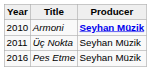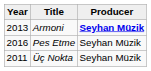(17, 27) 2010 -> (17, 27) 2013
rows swapped: (53, 43) <-> (54, 58)
